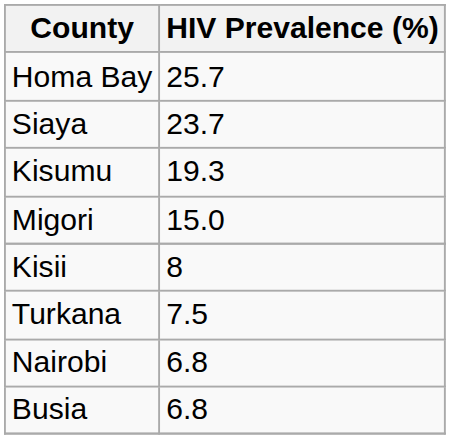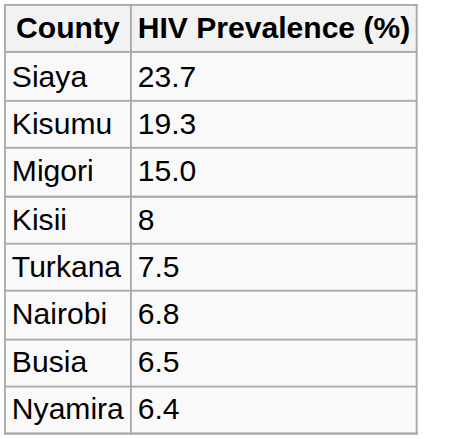- row: (82, 76)
(187, 409) 6.8 -> (159, 362) 6.5
+ row: (68, 409)
